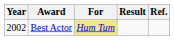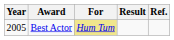(16, 27) 2002 -> (16, 27) 2005
